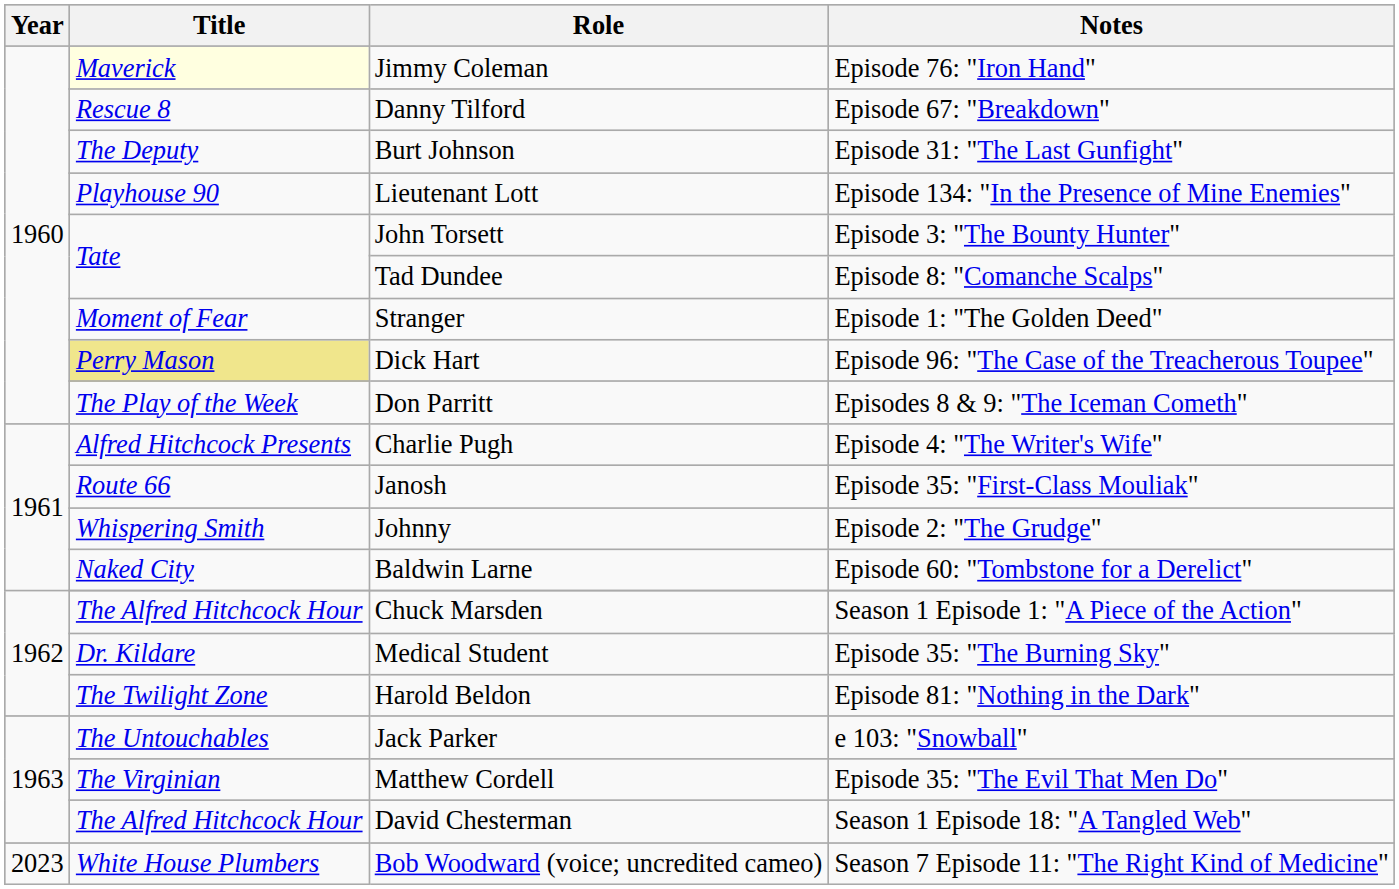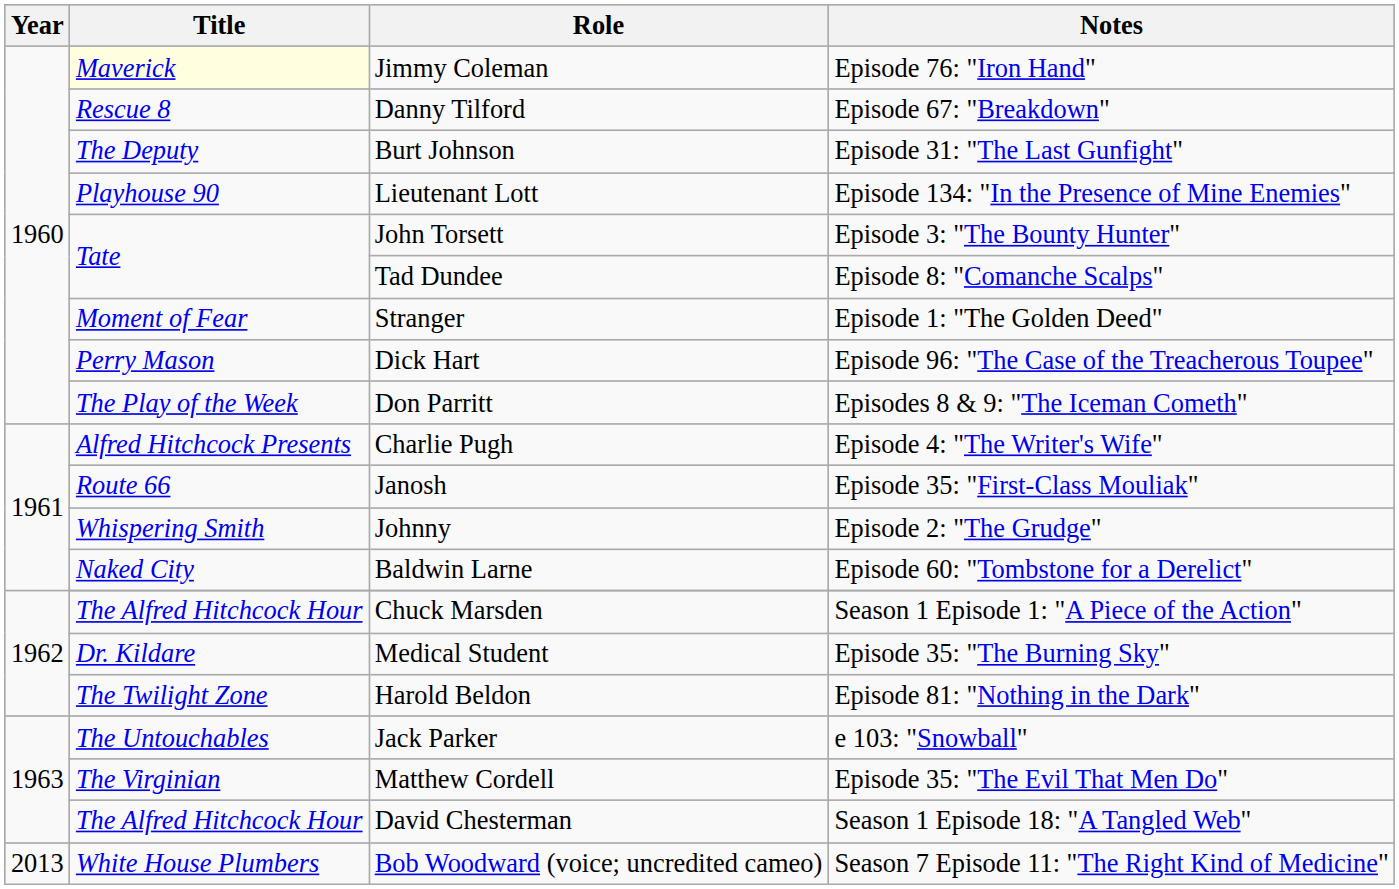(145, 360) khaki background -> (145, 360) no background
(37, 862) 2023 -> (37, 862) 2013
